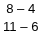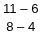rows swapped: (21, 27) <-> (21, 9)
